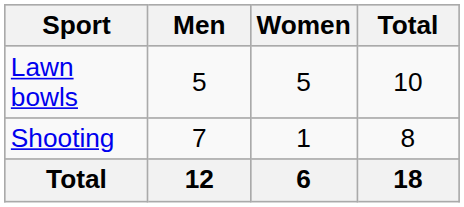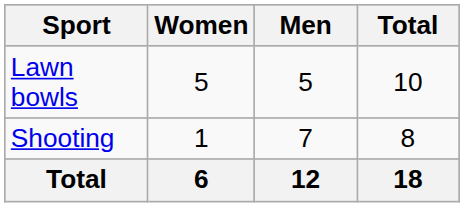columns swapped: (199, 25) <-> (304, 25)
